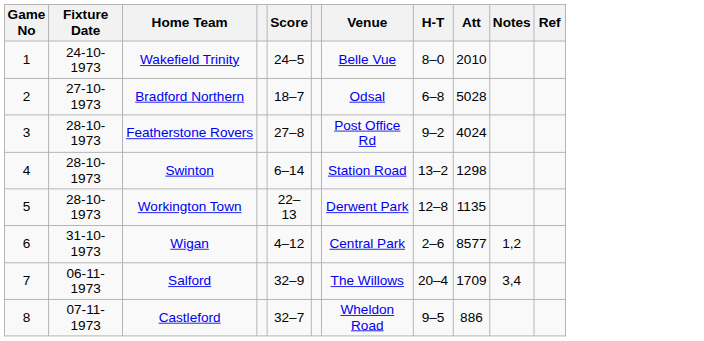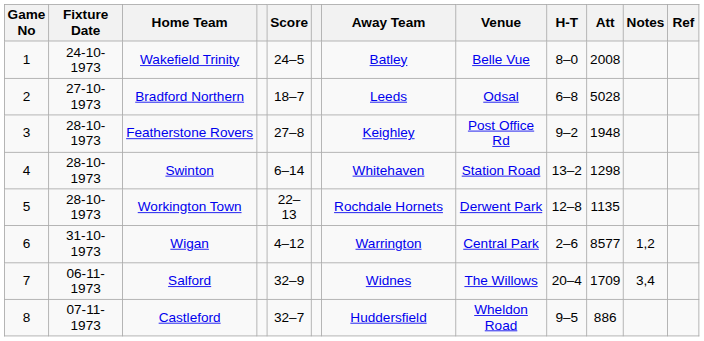+ column: (389, 22)
(471, 59) 2010 -> (605, 59) 2008
(471, 133) 4024 -> (605, 133) 1948
